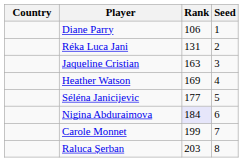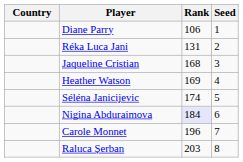(192, 64) 163 -> (192, 64) 168
(192, 98) 177 -> (192, 98) 174
(192, 132) 199 -> (192, 132) 196
